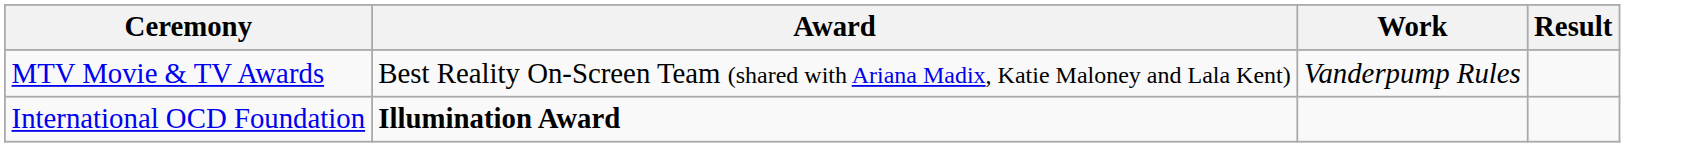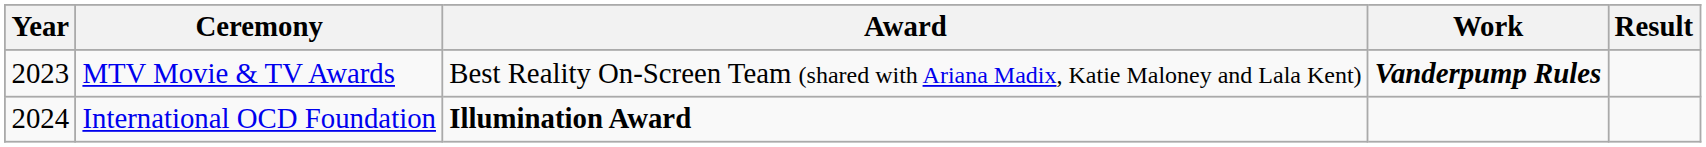+ column: (40, 27)
(1412, 73) normal -> (1488, 73) bold
